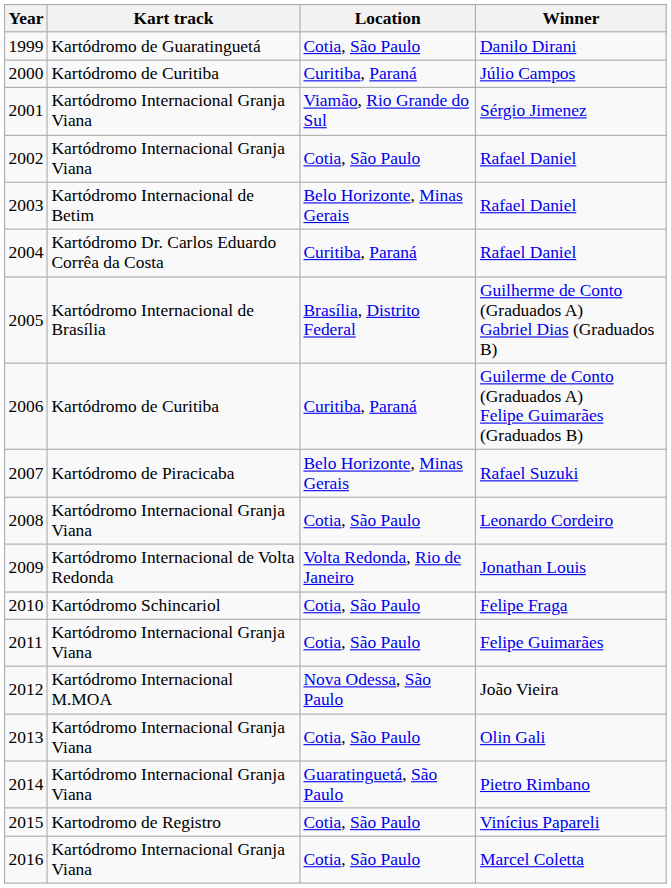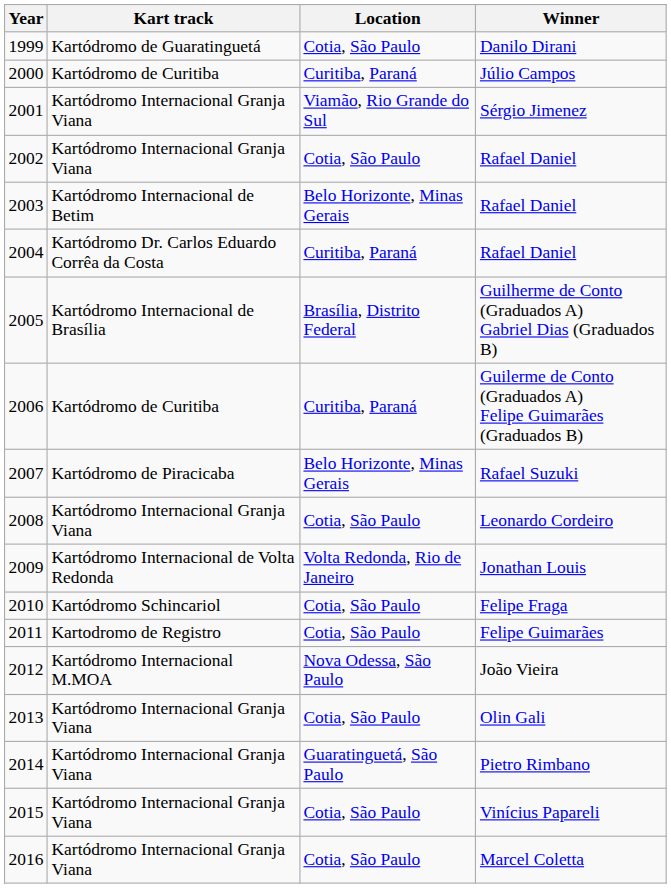(168, 642) Kartódromo Internacional Granja Viana -> (136, 632) Kartodromo de Registro
(136, 822) Kartodromo de Registro -> (168, 812) Kartódromo Internacional Granja Viana
